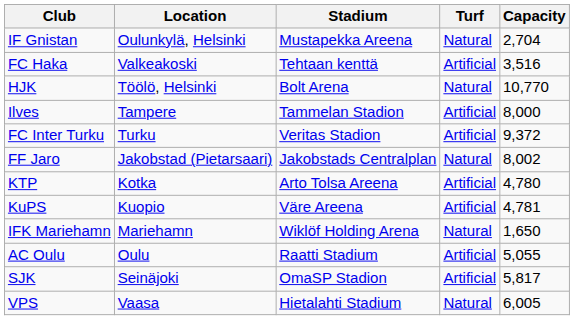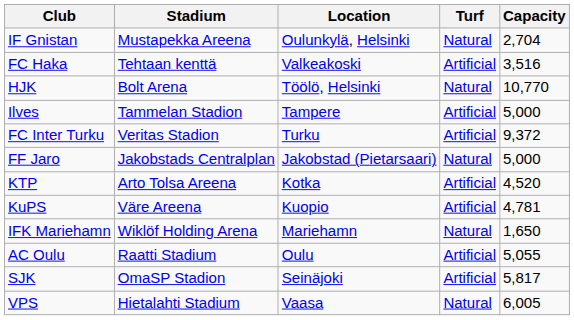columns swapped: (195, 16) <-> (358, 16)
(522, 111) 8,000 -> (522, 111) 5,000
(522, 159) 8,002 -> (522, 159) 5,000
(522, 183) 4,780 -> (522, 183) 4,520
